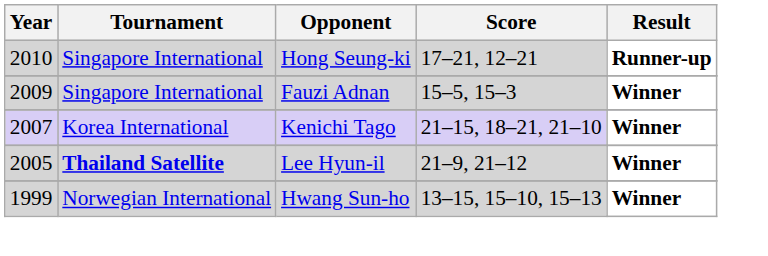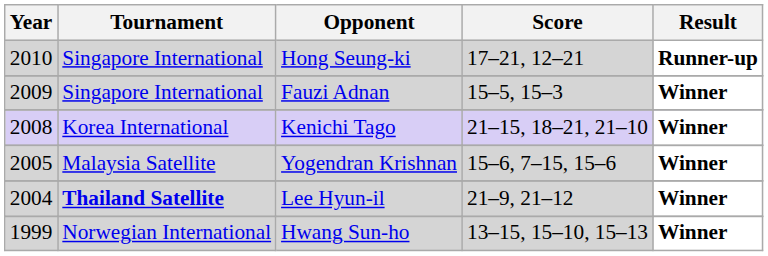(31, 127) 2007 -> (31, 127) 2008
+ row: (369, 163)
(31, 163) 2005 -> (31, 198) 2004
